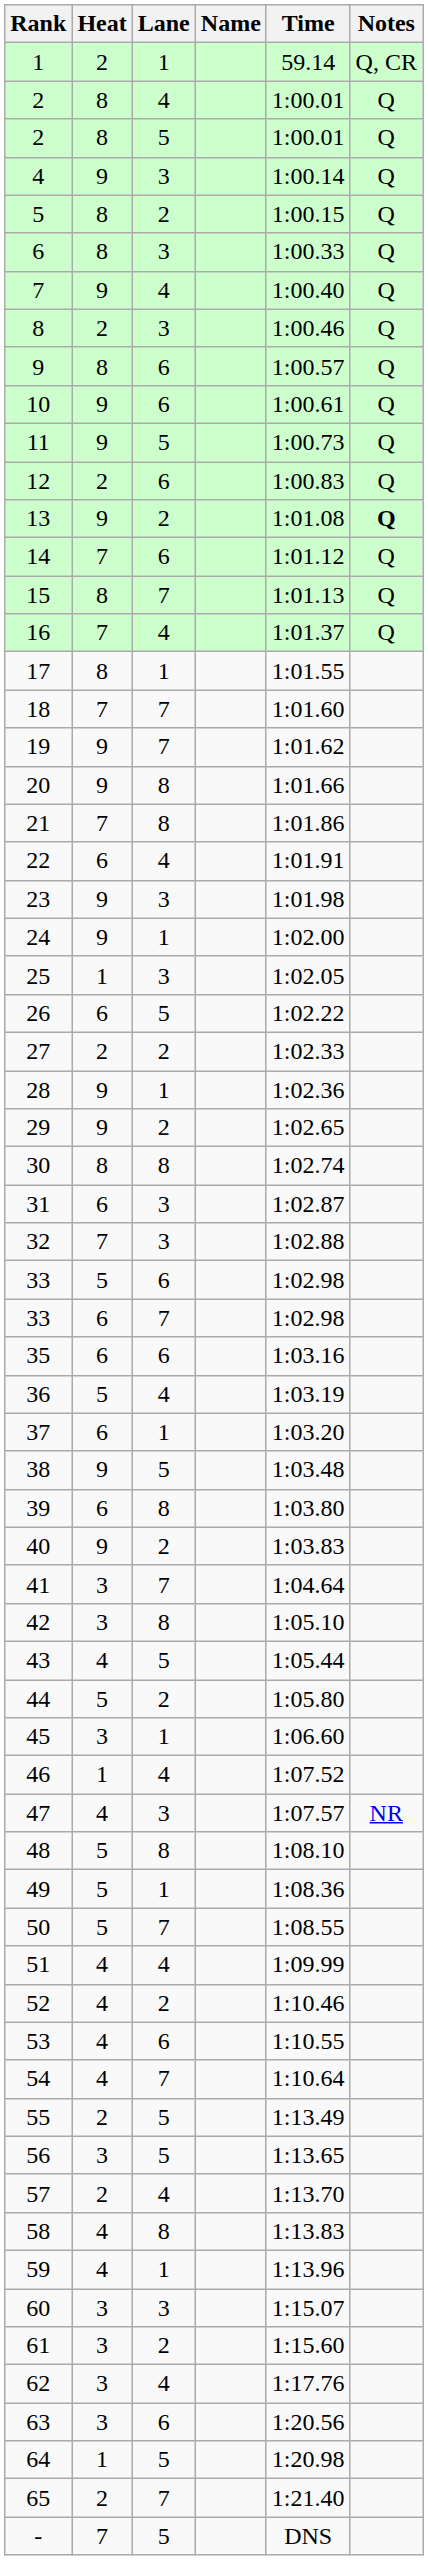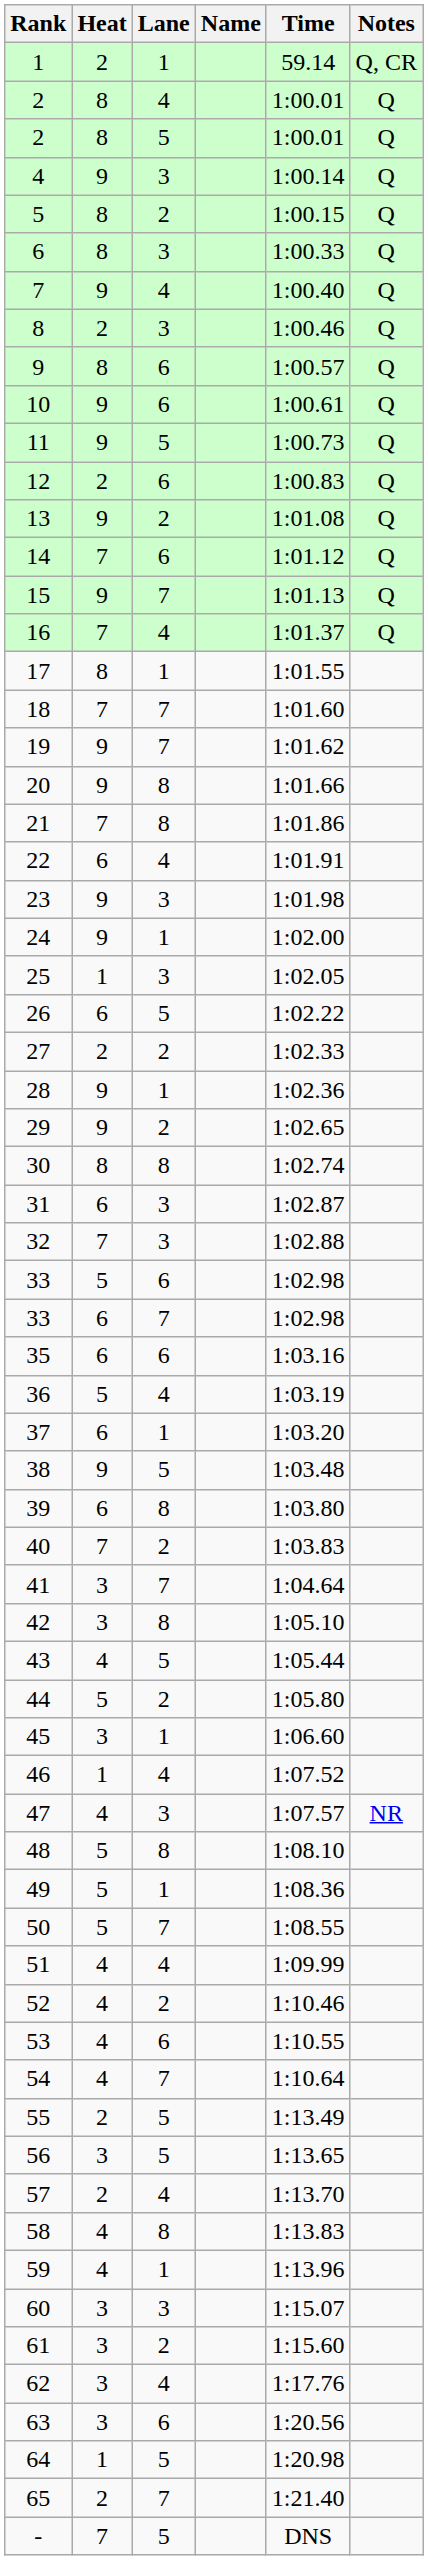(386, 518) bold -> (386, 518) normal
(102, 594) 8 -> (102, 594) 9
(102, 1546) 9 -> (102, 1546) 7
